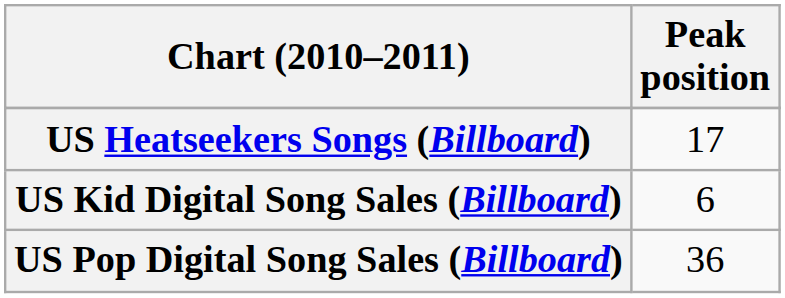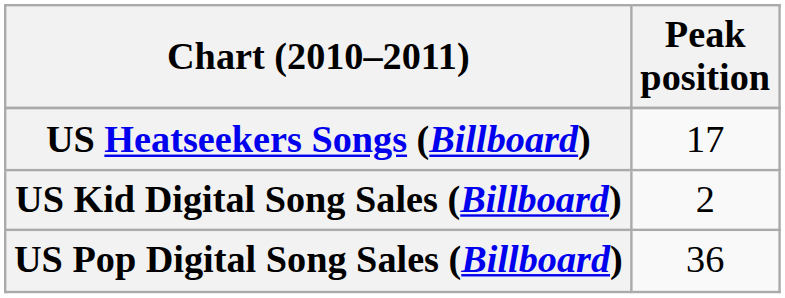(705, 199) 6 -> (705, 199) 2
